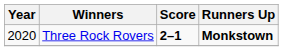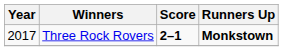(22, 35) 2020 -> (22, 35) 2017
